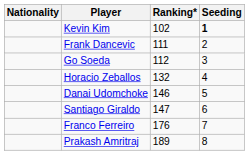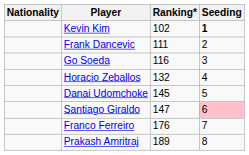(161, 61) 112 -> (161, 61) 116
(161, 93) 146 -> (161, 93) 145
(205, 110) no background -> (205, 110) pink background
